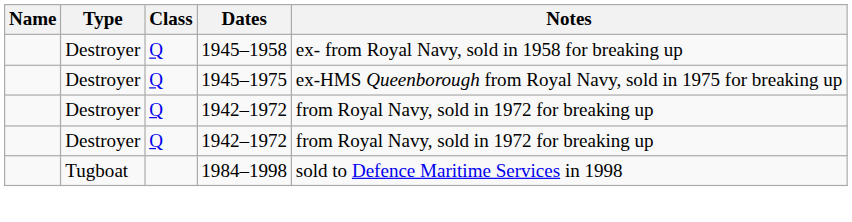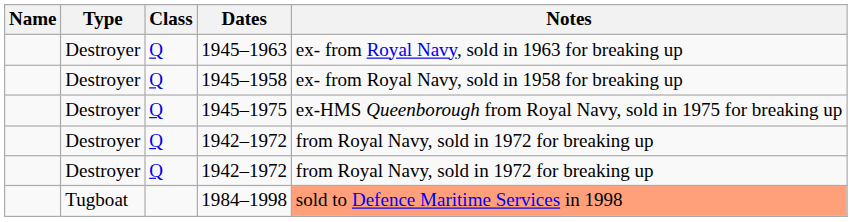+ row: (103, 49)
(459, 170) no background -> (459, 200) lightsalmon background
